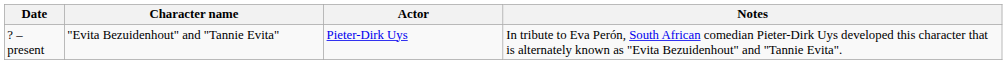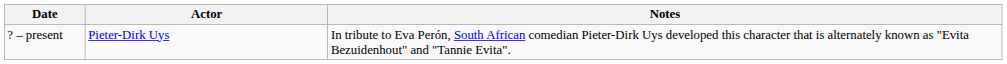- column: (194, 14)
